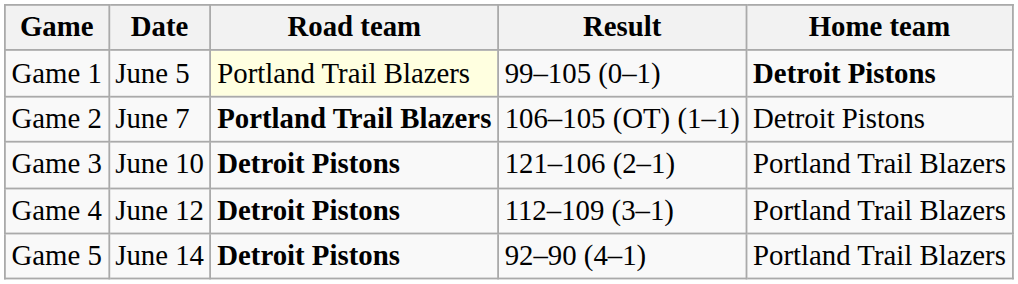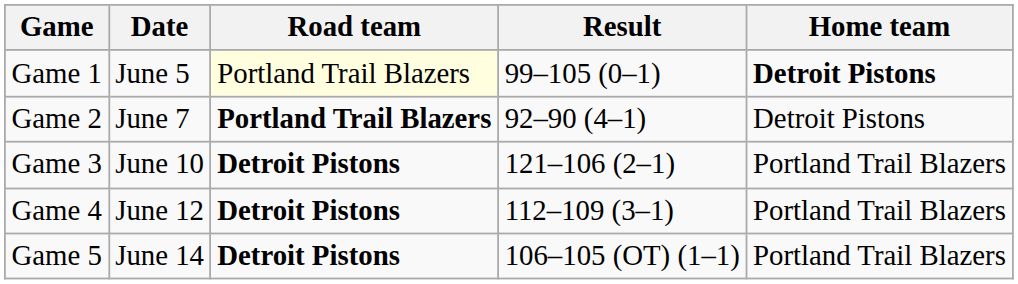(622, 118) 106–105 (OT) (1–1) -> (575, 118) 92–90 (4–1)
(575, 255) 92–90 (4–1) -> (622, 255) 106–105 (OT) (1–1)
